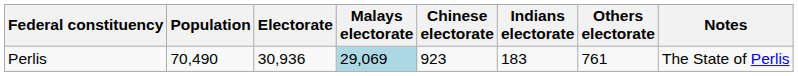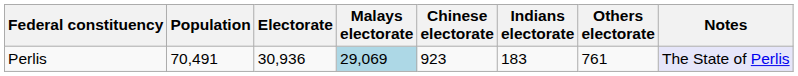(194, 58) 70,490 -> (194, 58) 70,491
(726, 58) no background -> (726, 58) lavender background
